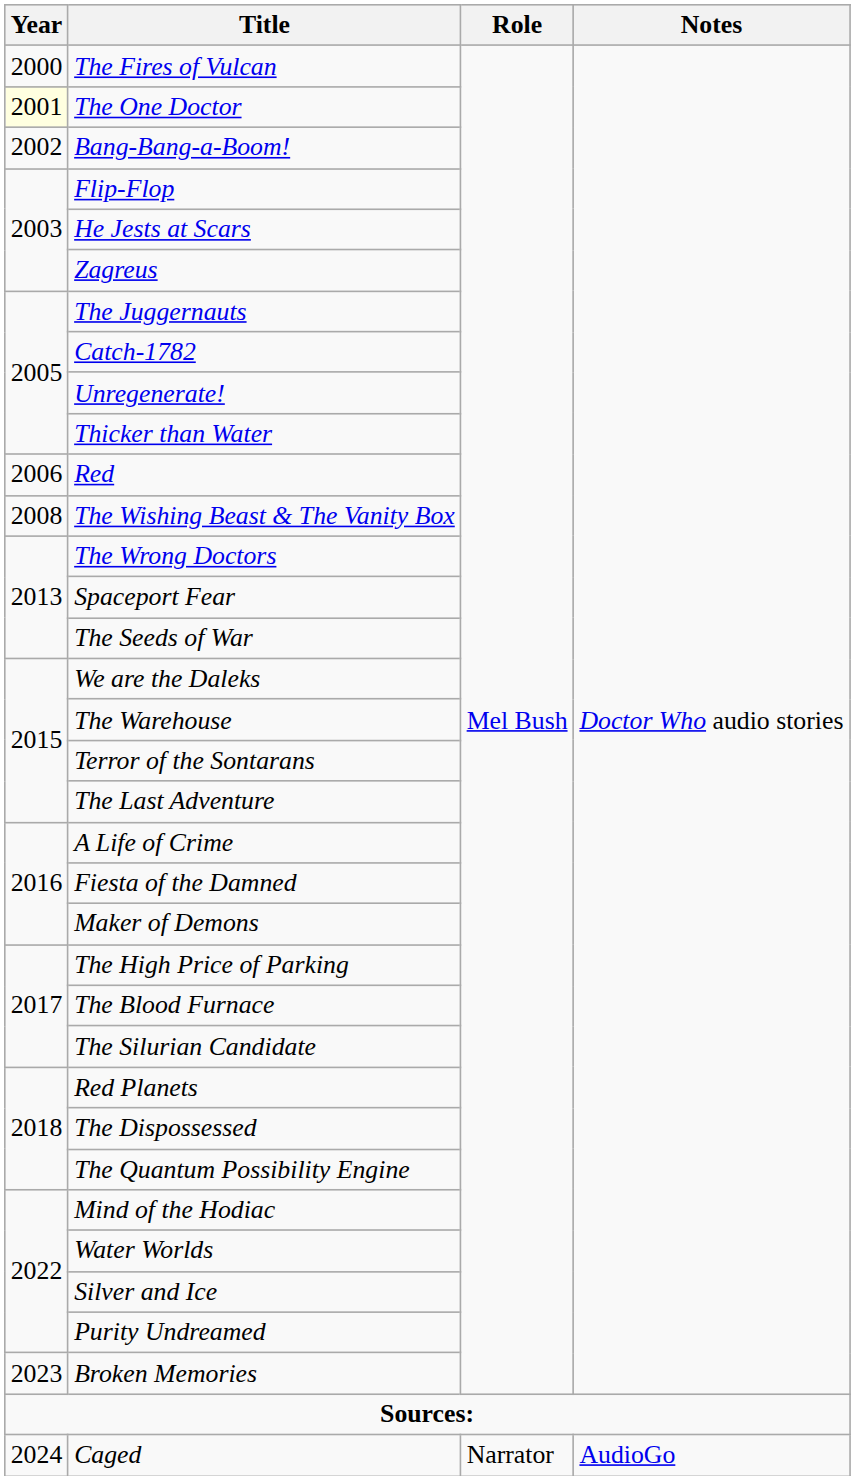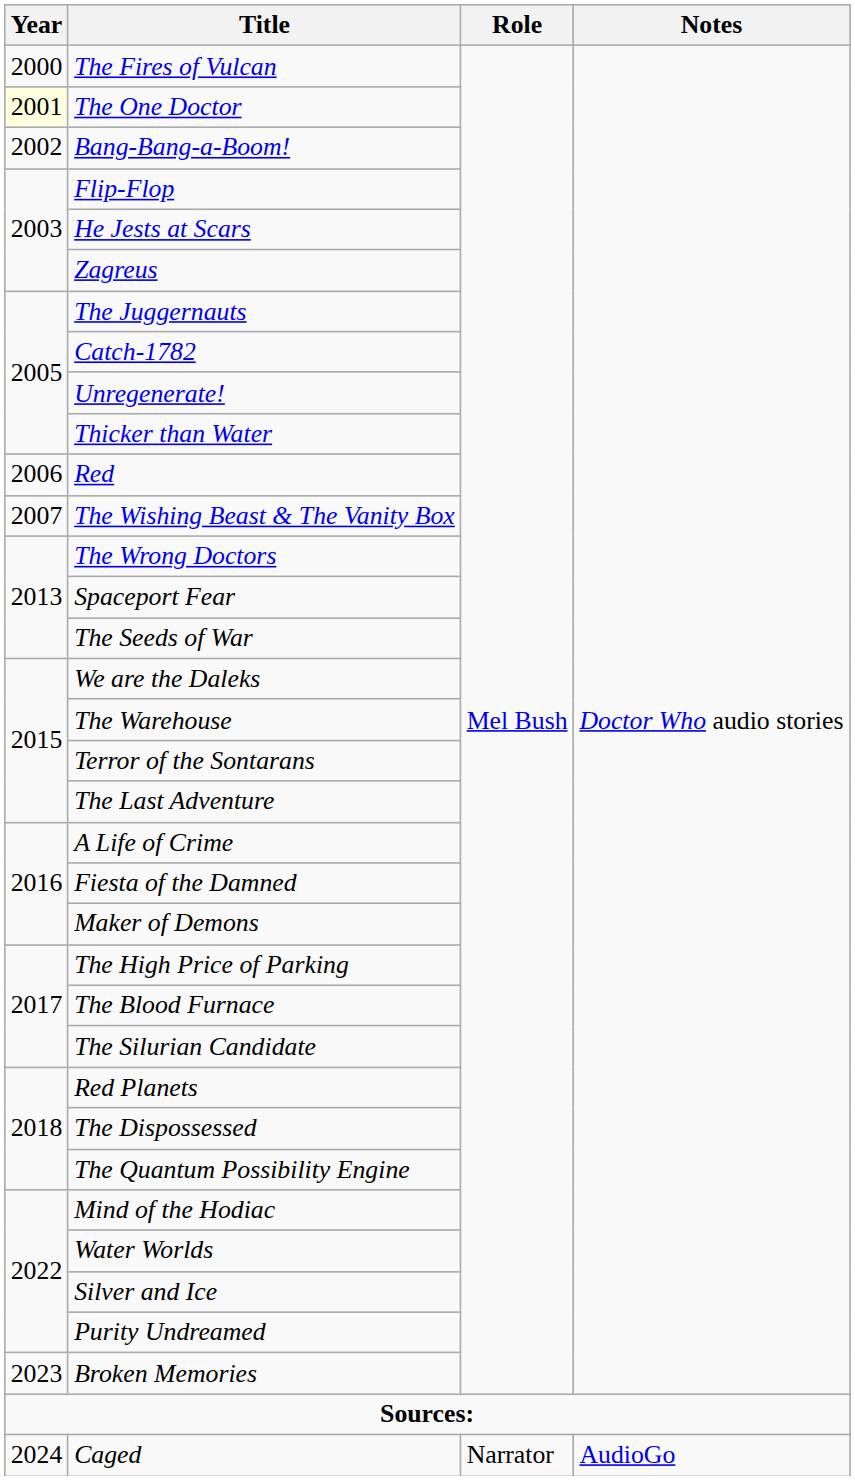(37, 515) 2008 -> (37, 515) 2007
